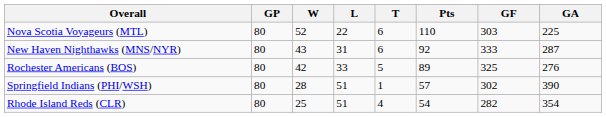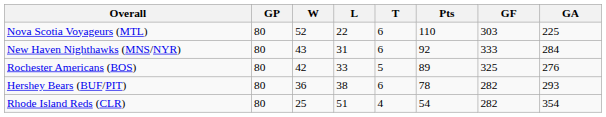(551, 49) 287 -> (551, 49) 284
+ row: (67, 85)
- row: (79, 85)
